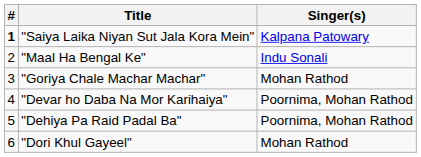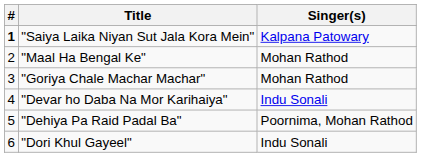(294, 58) Indu Sonali -> (304, 58) Mohan Rathod
(337, 100) Poornima, Mohan Rathod -> (294, 100) Indu Sonali
(304, 142) Mohan Rathod -> (294, 142) Indu Sonali
